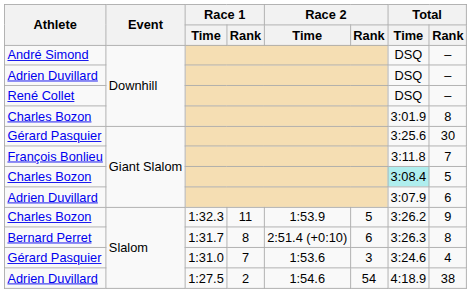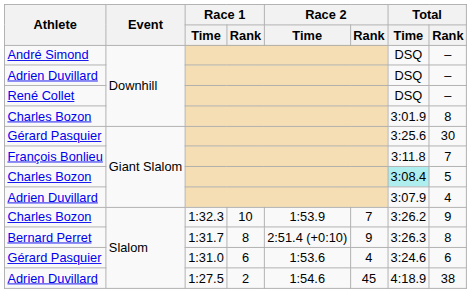(448, 197) 6 -> (448, 197) 4
(245, 217) 11 -> (245, 217) 10
(369, 217) 5 -> (369, 217) 7
(369, 238) 6 -> (369, 238) 9
(245, 258) 7 -> (245, 258) 6
(369, 258) 3 -> (369, 258) 4
(448, 258) 4 -> (448, 258) 6
(369, 278) 54 -> (369, 278) 45
